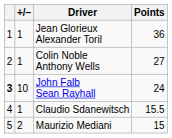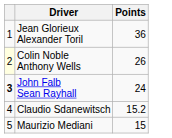- column: (24, 12)
(9, 61) no background -> (9, 61) lightyellow background
(159, 61) 27 -> (140, 61) 26
(155, 110) 15.5 -> (136, 110) 15.2
